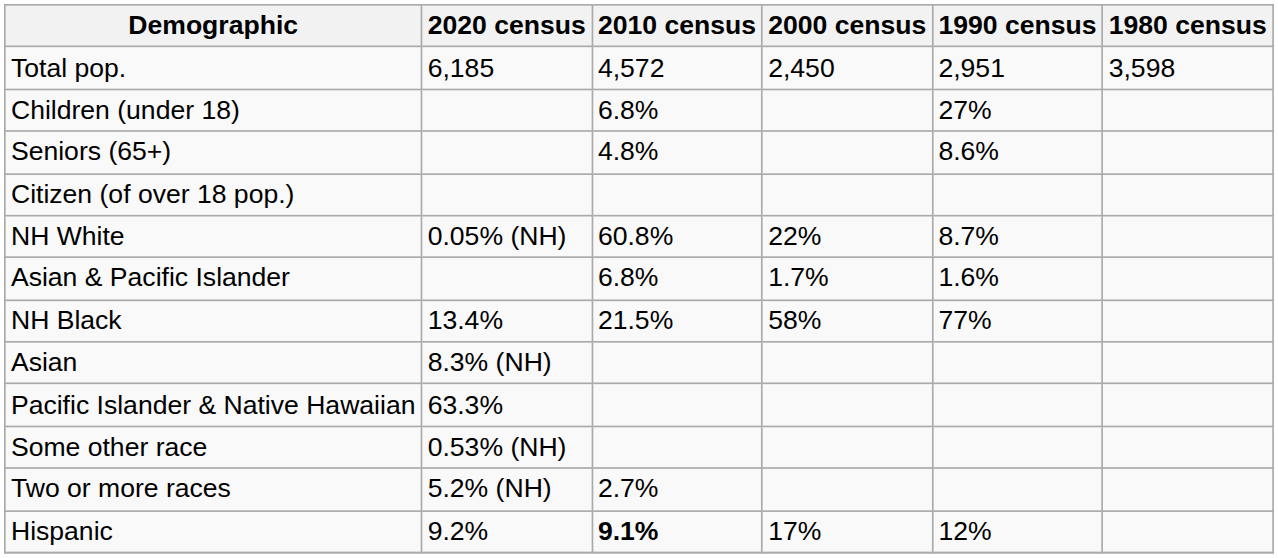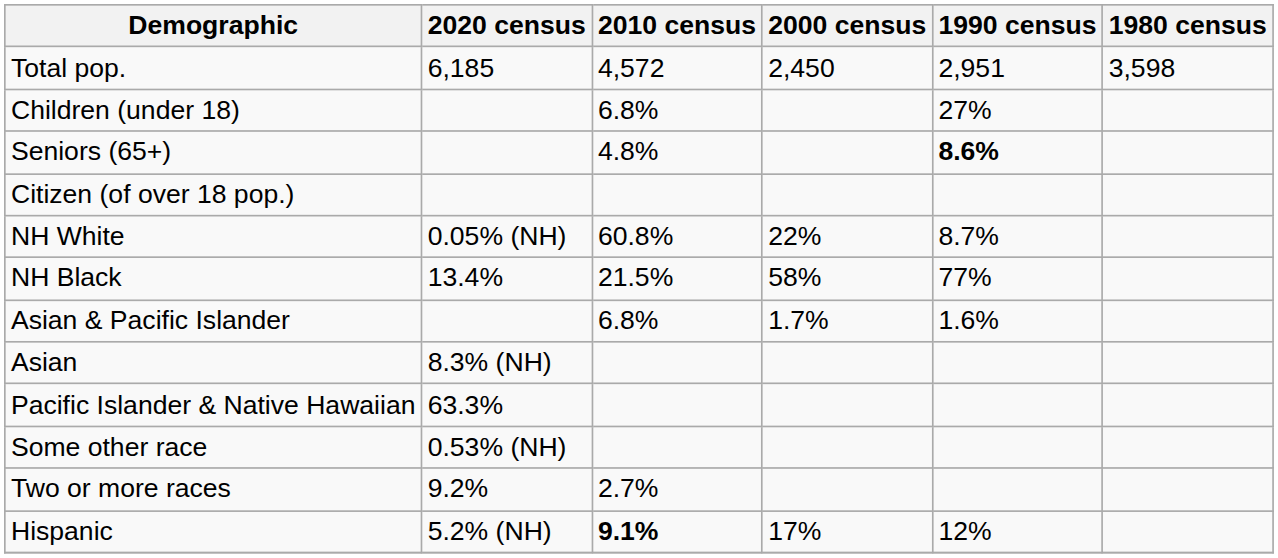(969, 151) normal -> (969, 151) bold
rows swapped: (66, 320) <-> (150, 278)
(490, 488) 5.2% (NH) -> (458, 488) 9.2%
(458, 531) 9.2% -> (490, 531) 5.2% (NH)
